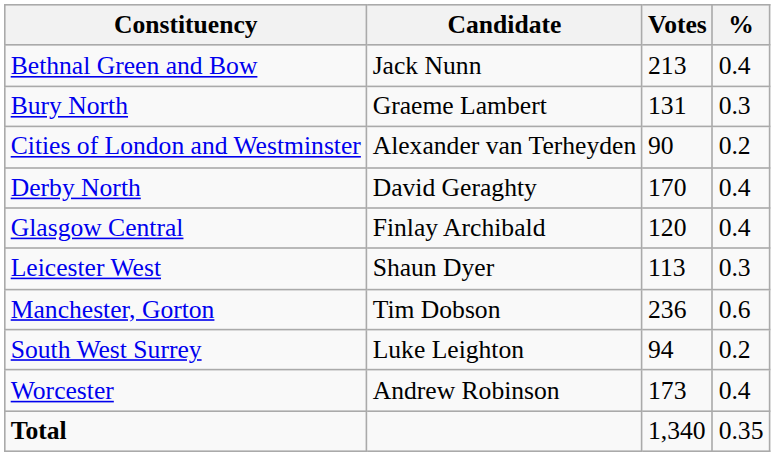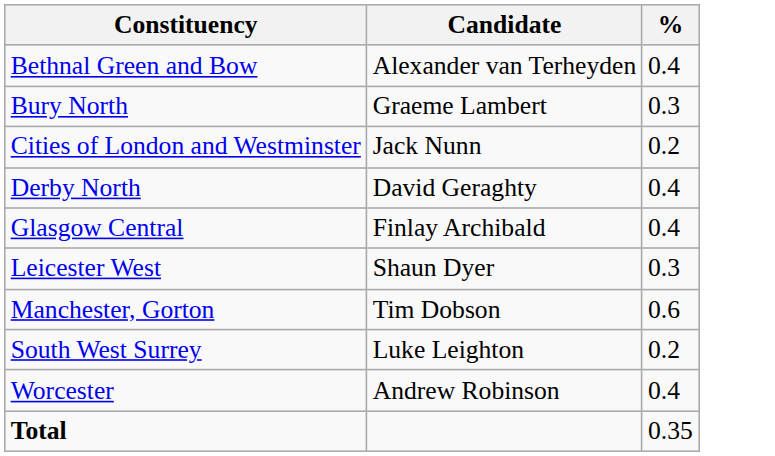- column: (677, 24)
(427, 65) Jack Nunn -> (504, 65) Alexander van Terheyden
(504, 146) Alexander van Terheyden -> (427, 146) Jack Nunn
